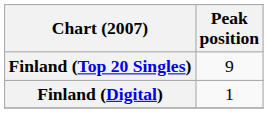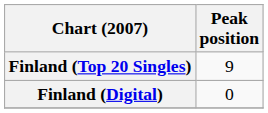(229, 94) 1 -> (229, 94) 0
